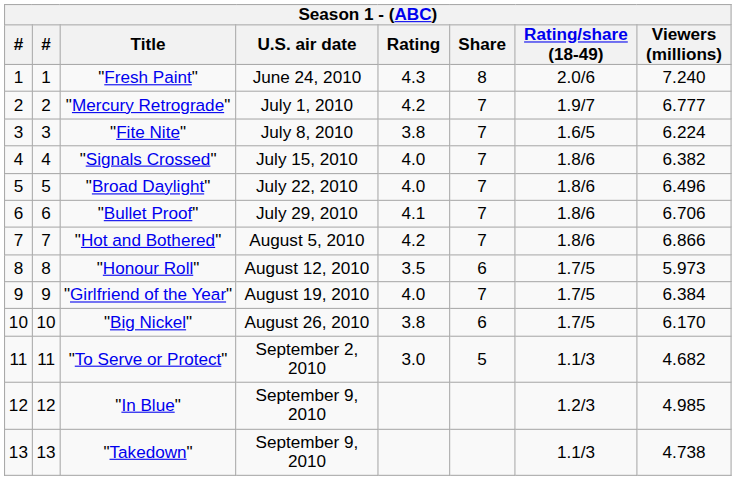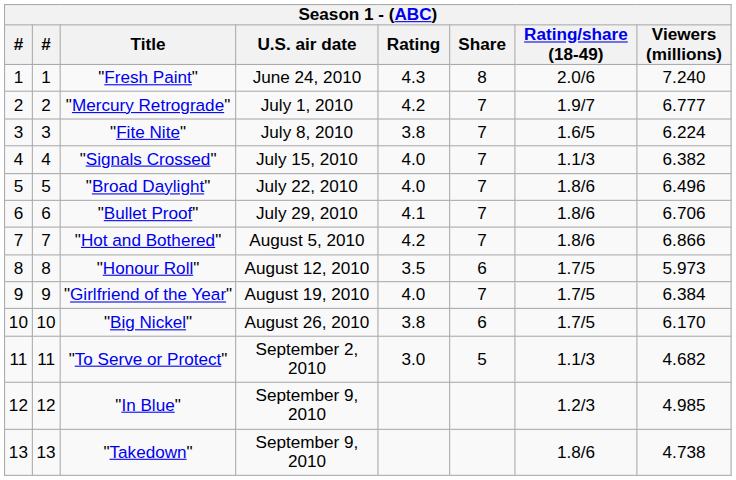(576, 159) 1.8/6 -> (576, 159) 1.1/3
(576, 451) 1.1/3 -> (576, 451) 1.8/6
